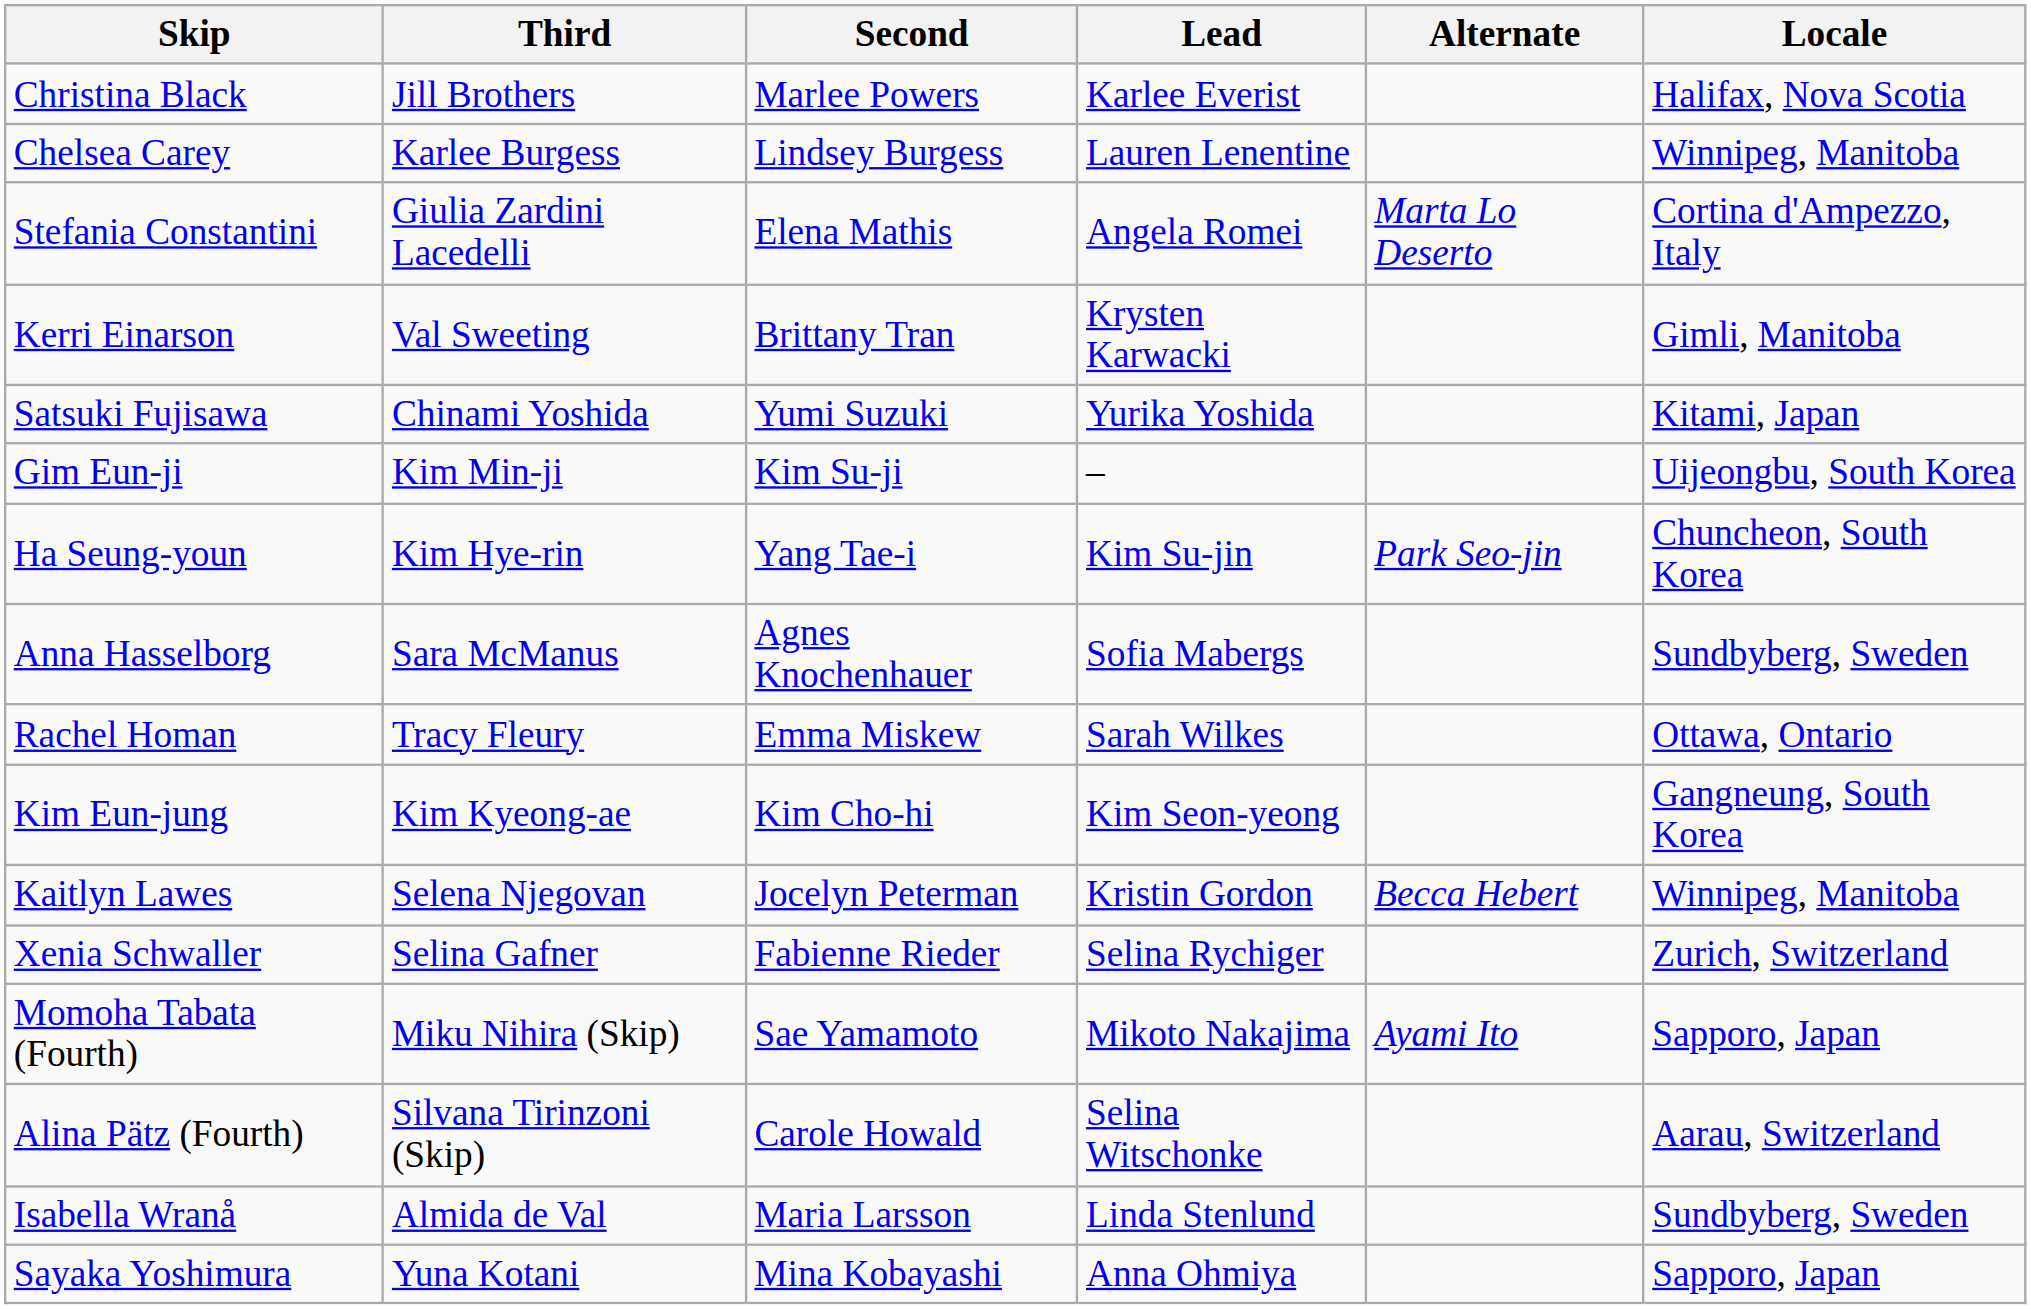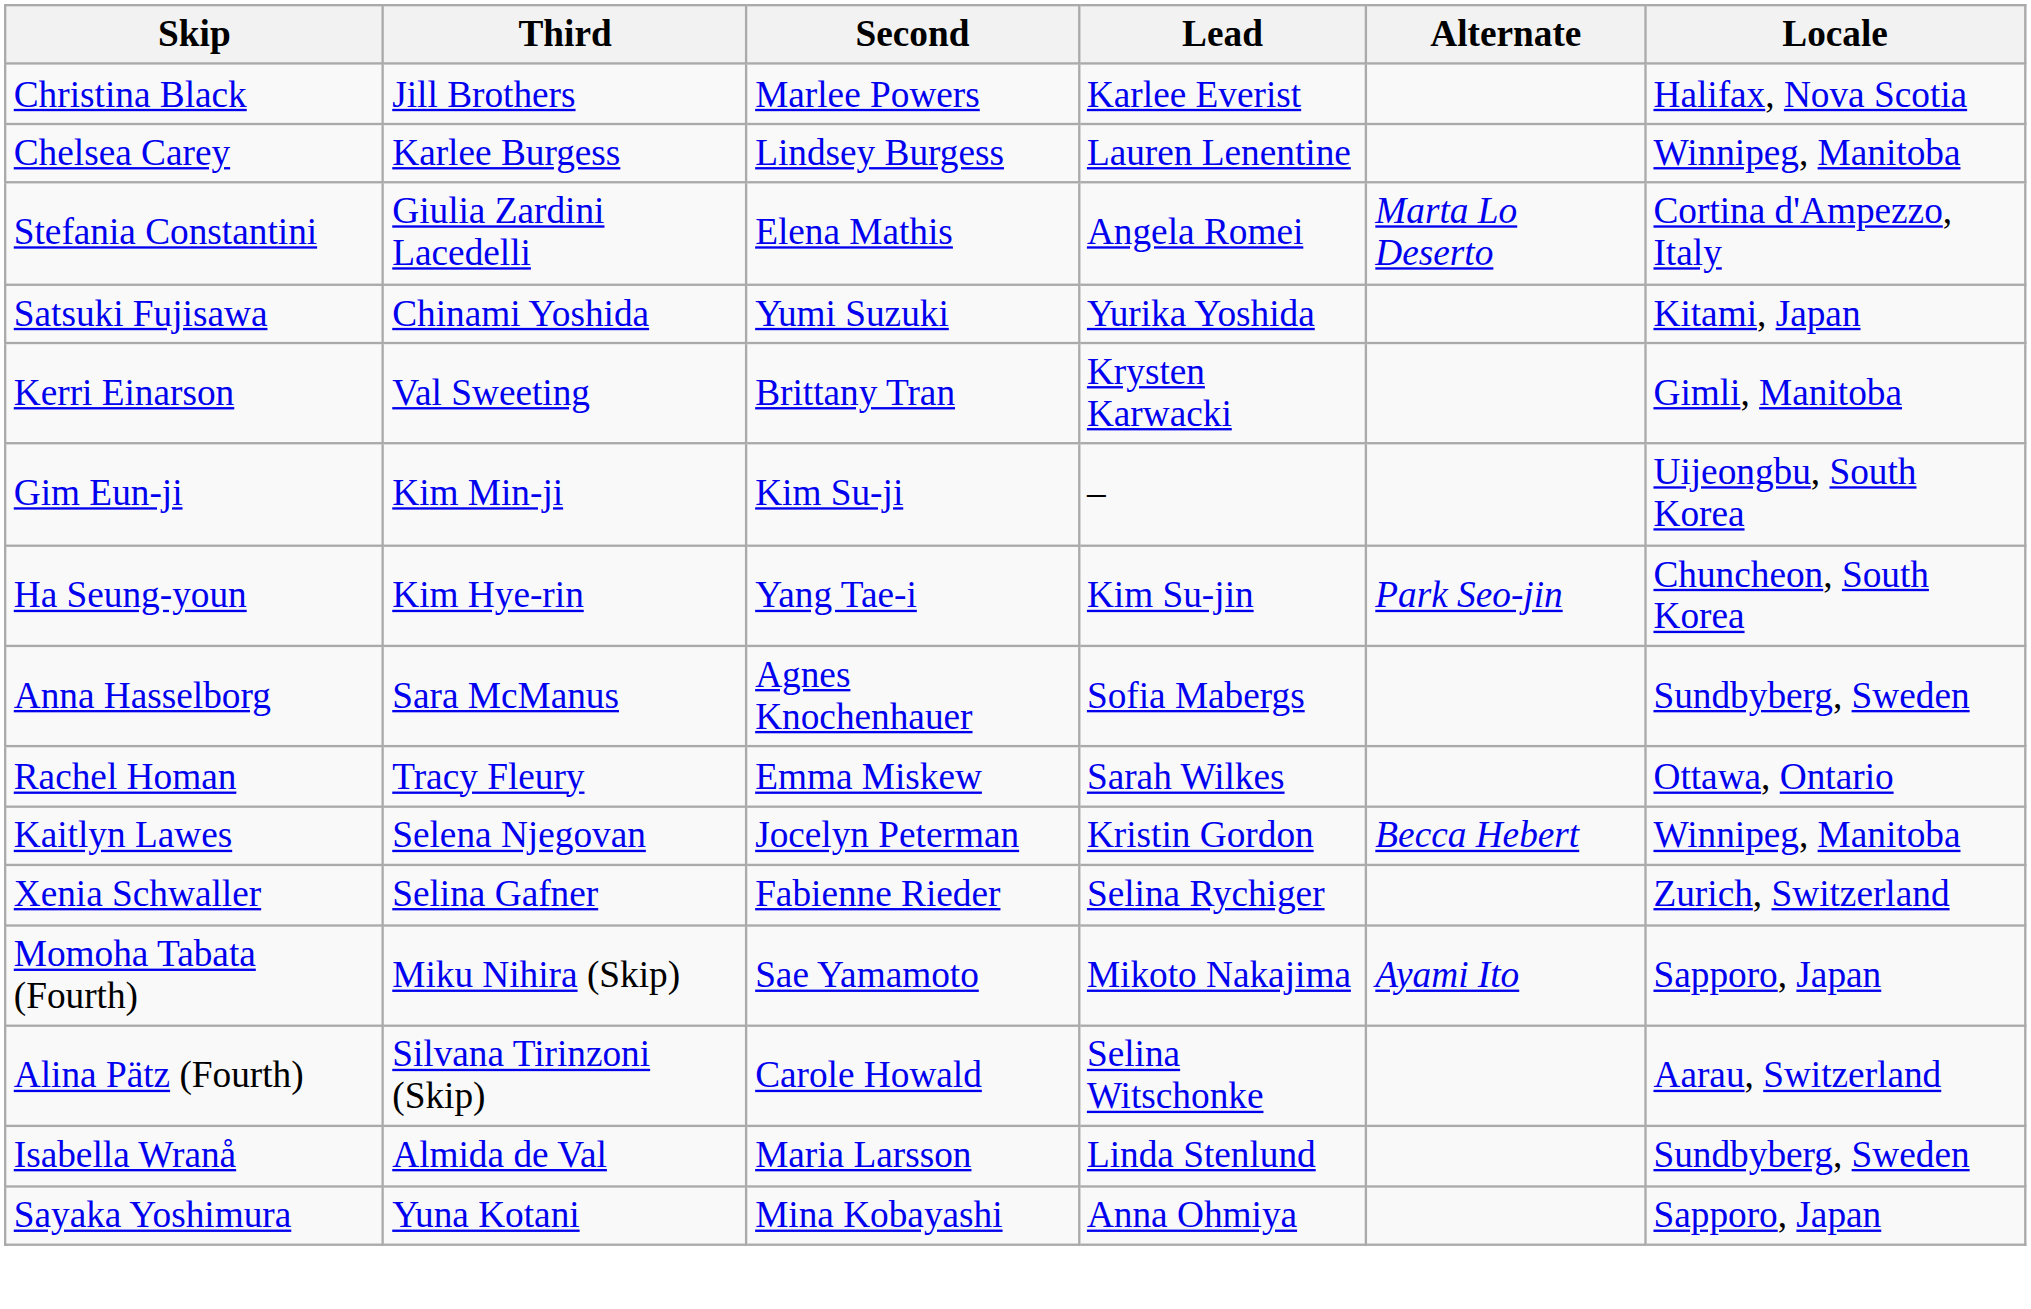rows swapped: (124, 333) <-> (141, 413)
- row: (121, 814)
